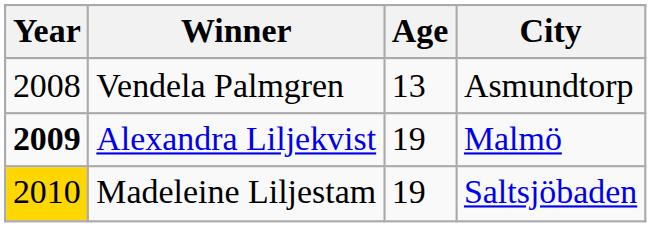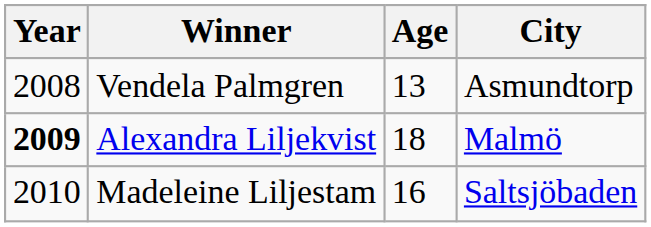(409, 138) 19 -> (409, 138) 18
(47, 192) gold background -> (47, 192) no background
(409, 192) 19 -> (409, 192) 16
